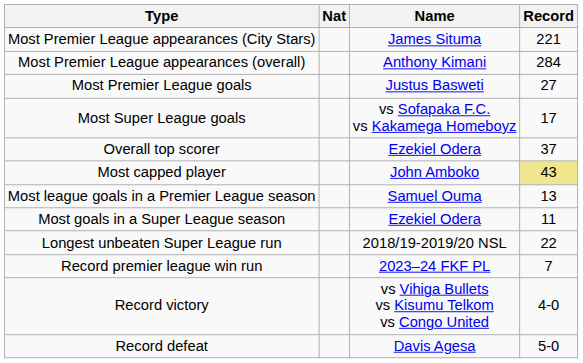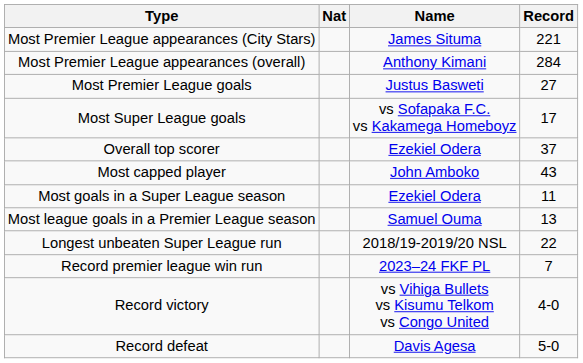(549, 172) khaki background -> (549, 172) no background
rows swapped: (162, 196) <-> (162, 219)
